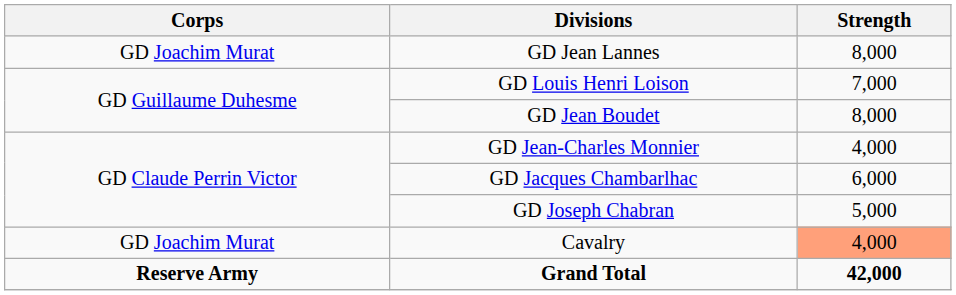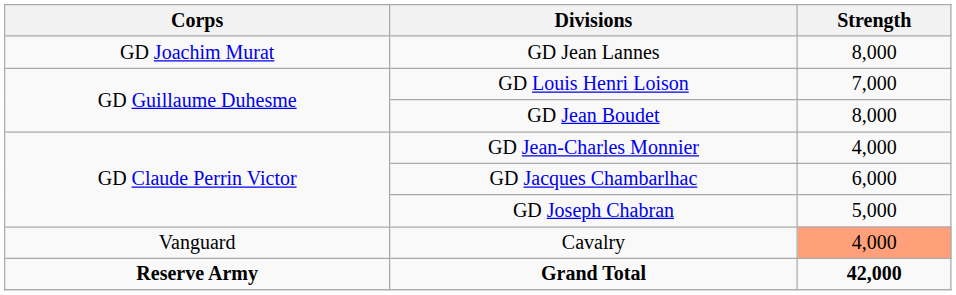(197, 242) GD Joachim Murat -> (197, 242) Vanguard
